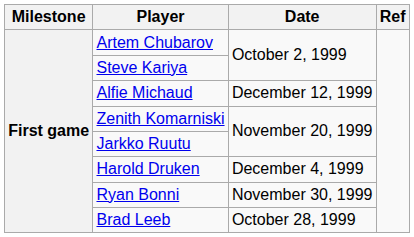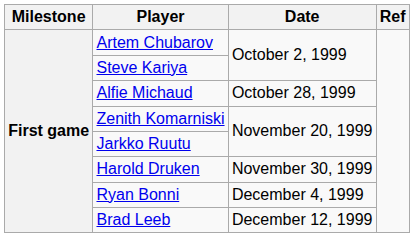(302, 93) December 12, 1999 -> (294, 93) October 28, 1999
(298, 169) December 4, 1999 -> (302, 169) November 30, 1999
(302, 194) November 30, 1999 -> (298, 194) December 4, 1999
(294, 220) October 28, 1999 -> (302, 220) December 12, 1999
